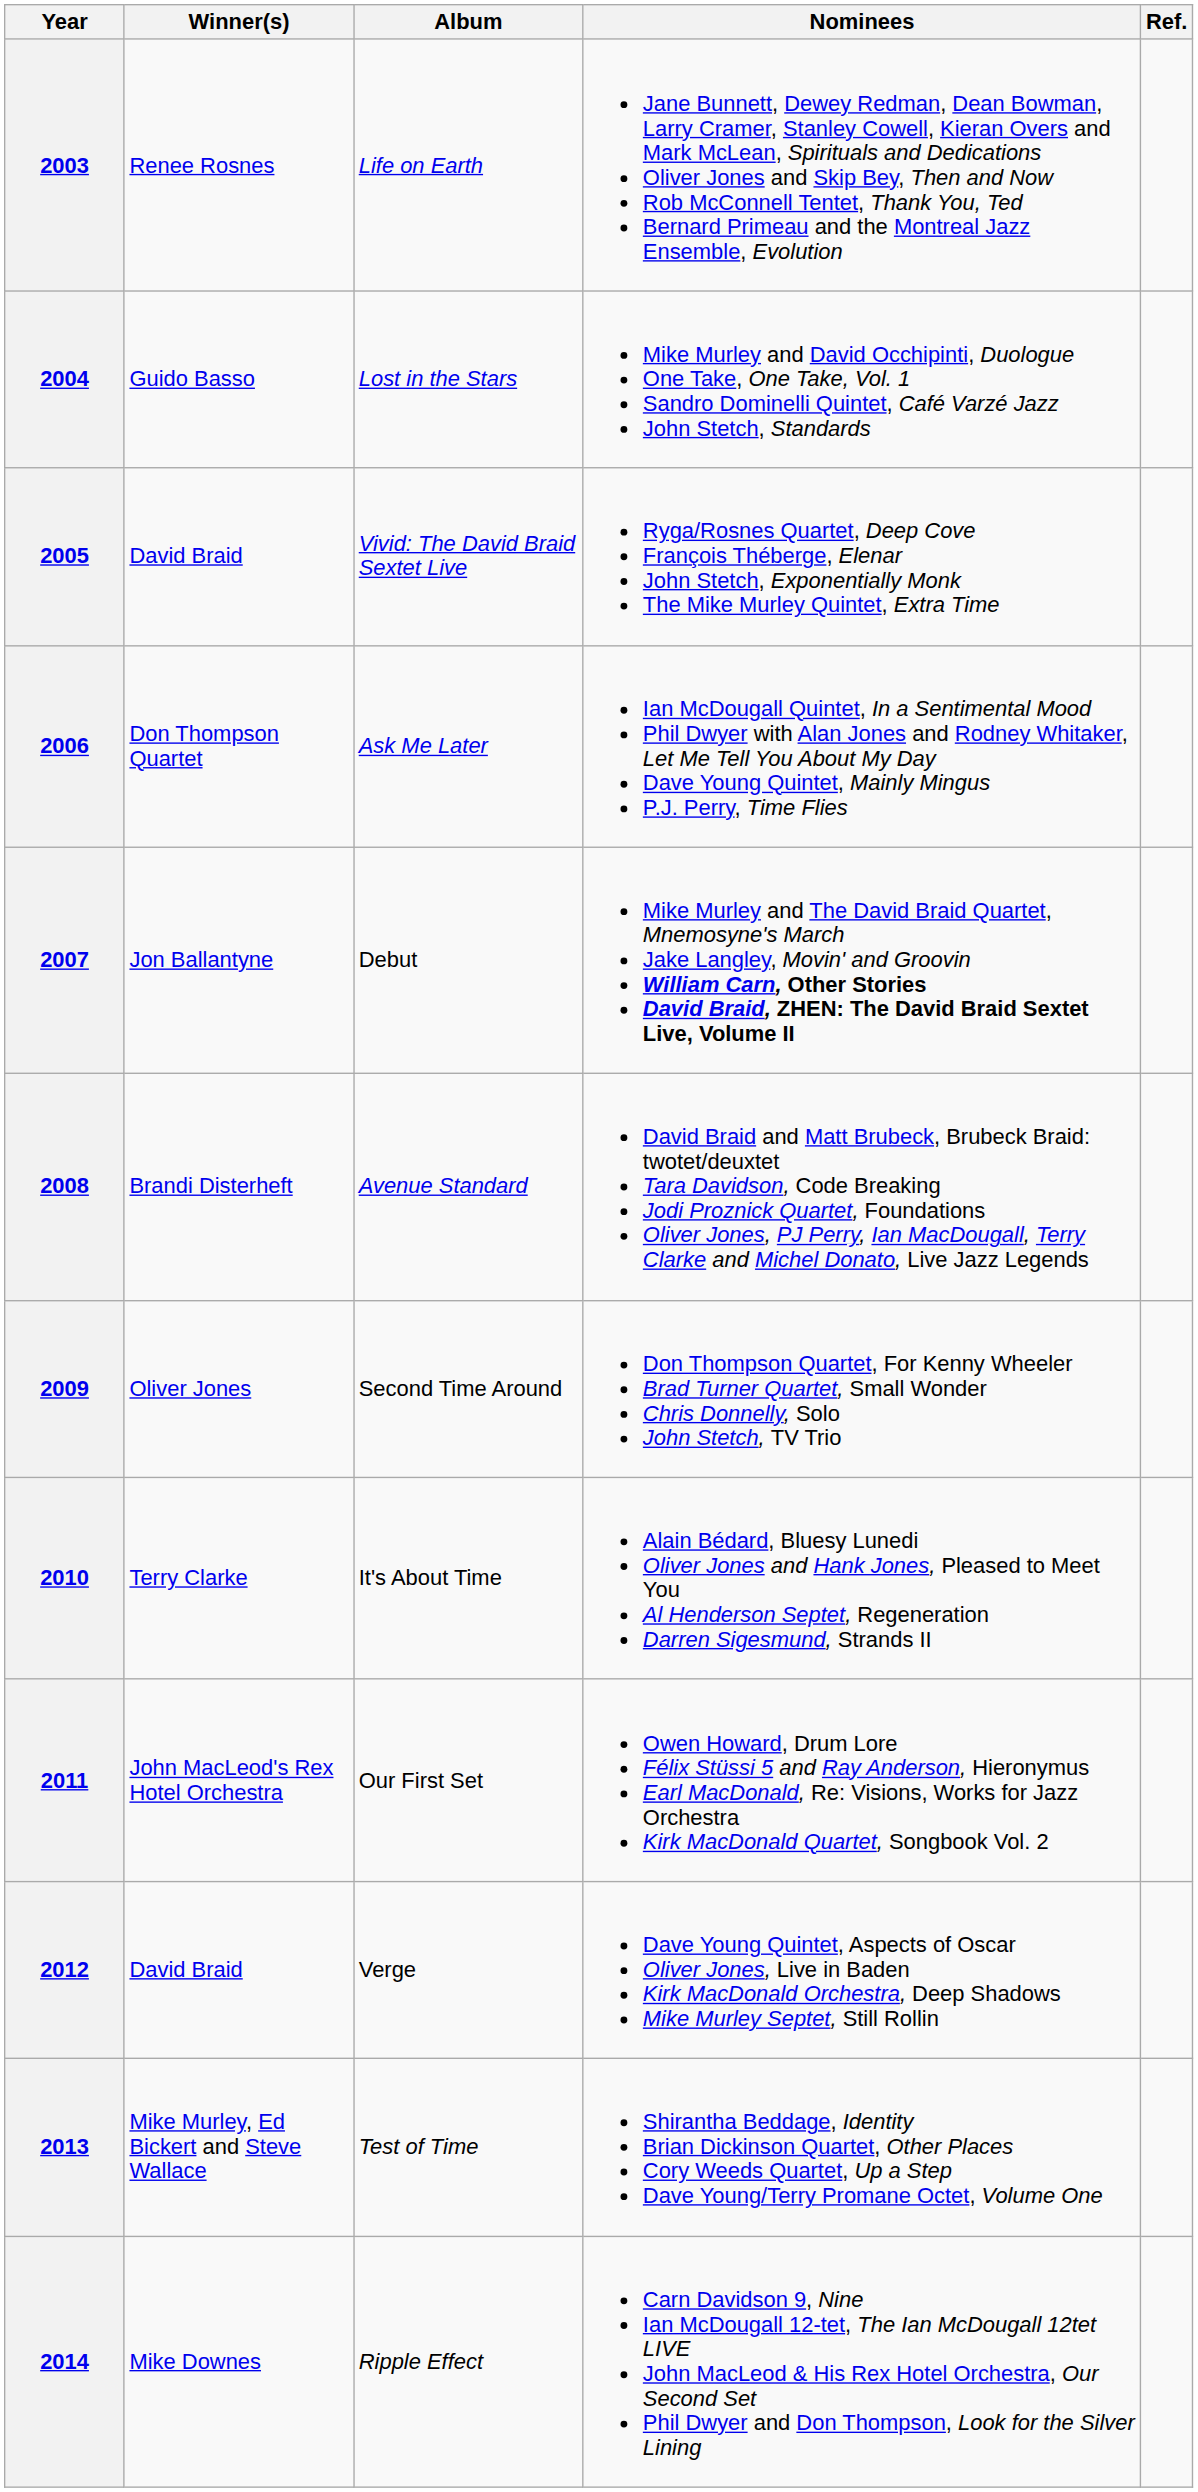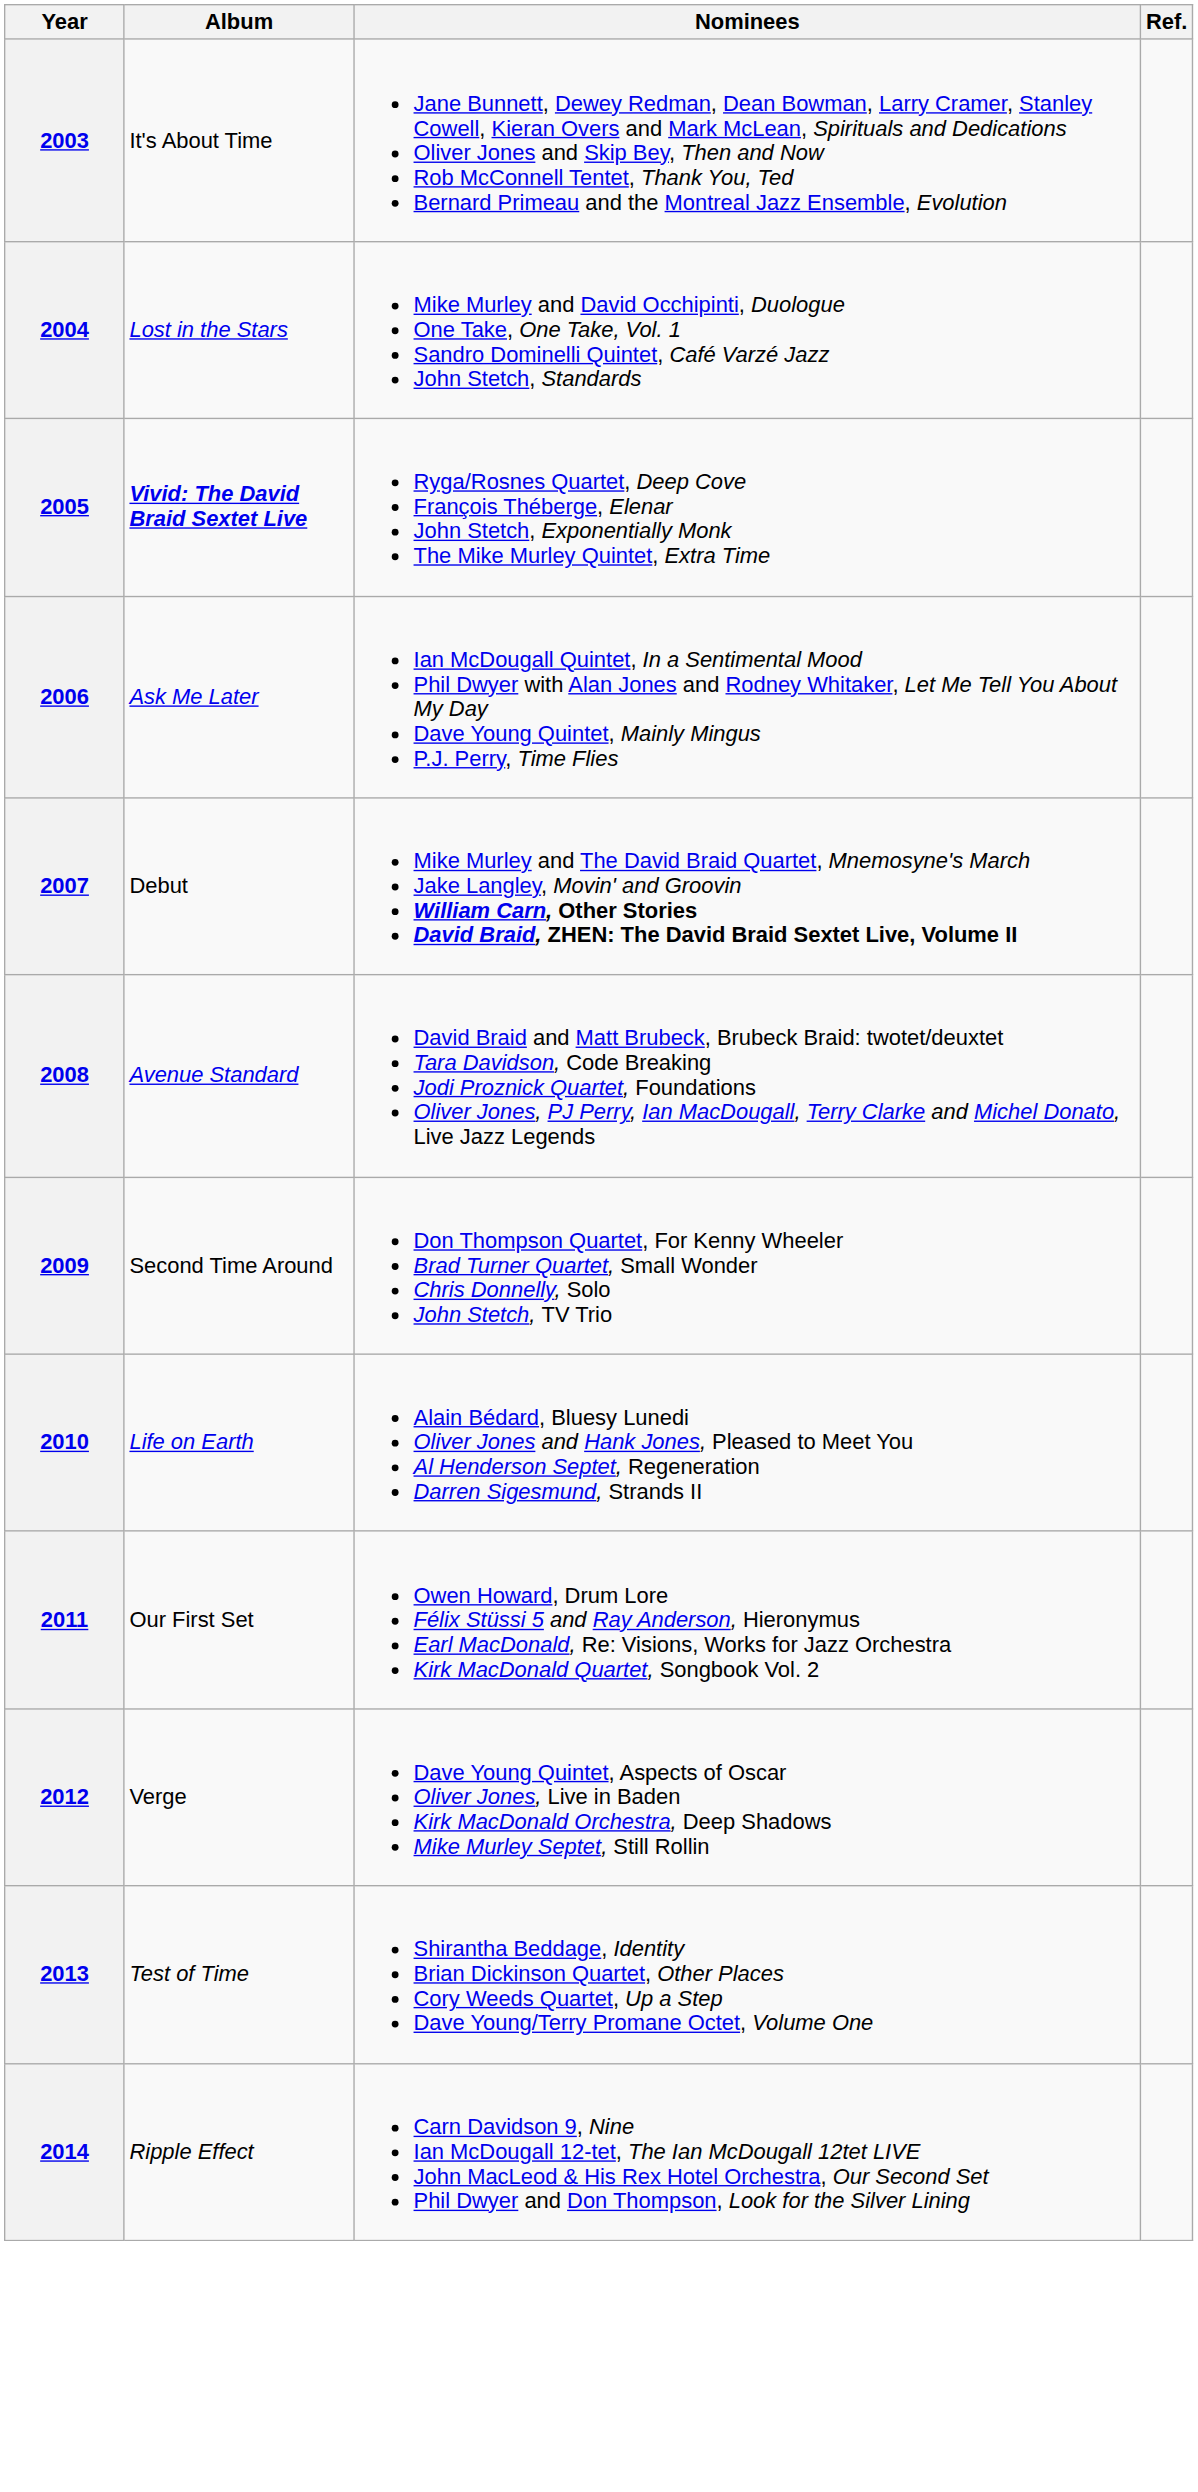- column: (239, 21)
(421, 164) Life on Earth -> (201, 140) It's About Time
(467, 556) normal -> (218, 507) bold
(430, 1578) It's About Time -> (192, 1442) Life on Earth
